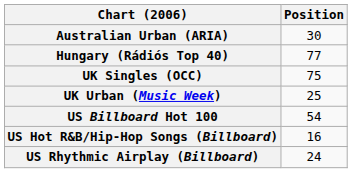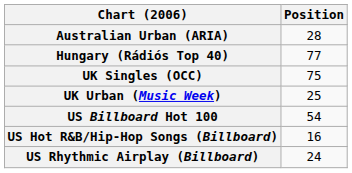(314, 35) 30 -> (314, 35) 28
